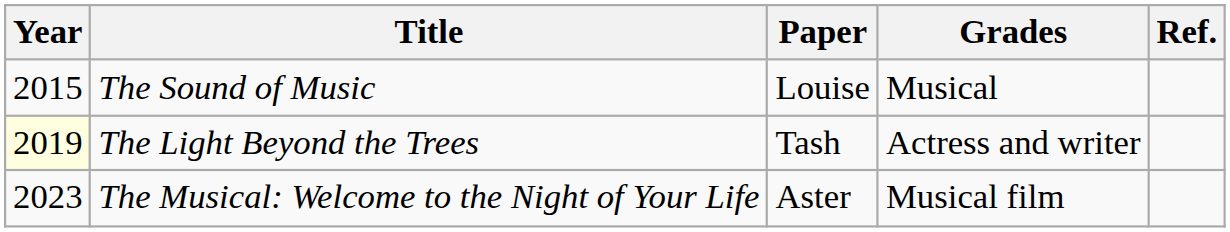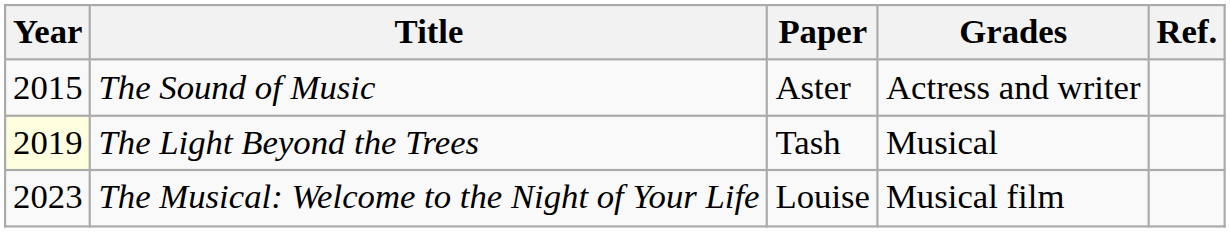(823, 87) Louise -> (813, 87) Aster
(942, 87) Musical -> (1013, 87) Actress and writer
(1013, 142) Actress and writer -> (942, 142) Musical
(813, 197) Aster -> (823, 197) Louise
